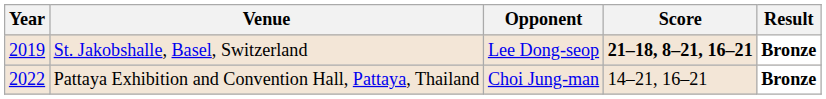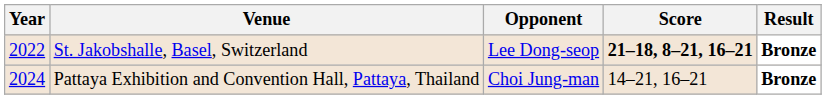(27, 49) 2019 -> (27, 49) 2022
(27, 79) 2022 -> (27, 79) 2024
